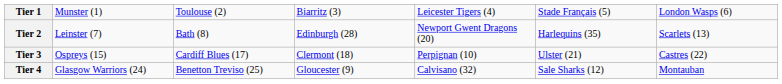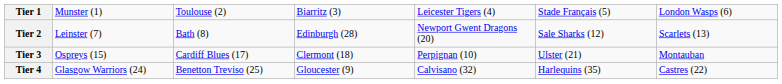(569, 33) Harlequins (35) -> (571, 33) Sale Sharks (12)
(683, 54) Castres (22) -> (682, 54) Montauban
(571, 70) Sale Sharks (12) -> (569, 70) Harlequins (35)
(682, 70) Montauban -> (683, 70) Castres (22)
